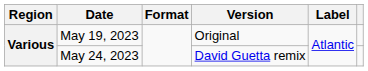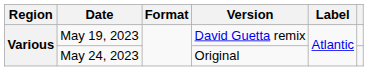(217, 35) Original -> (250, 35) David Guetta remix
(250, 55) David Guetta remix -> (217, 55) Original
